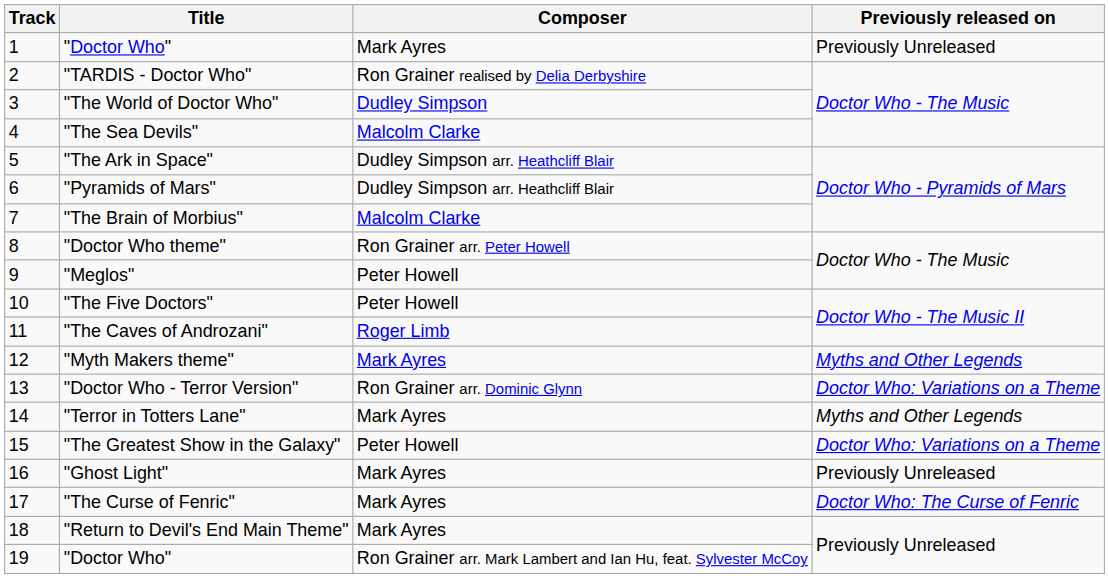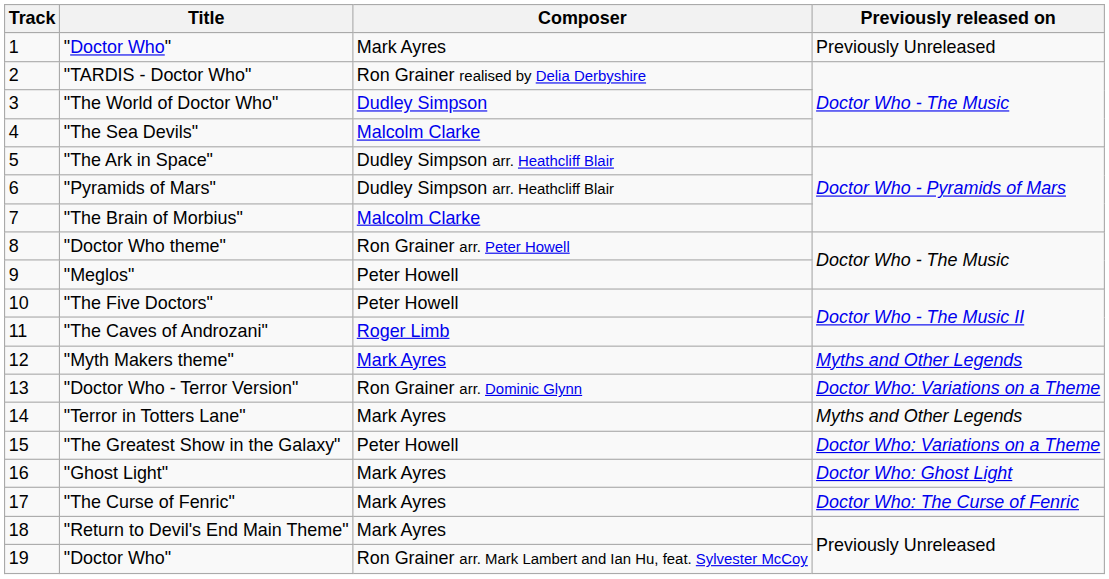(906, 473) Previously Unreleased -> (914, 473) Doctor Who: Ghost Light
